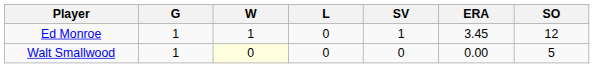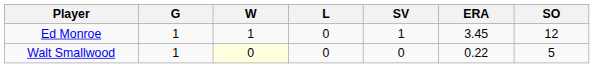(476, 53) 0.00 -> (476, 53) 0.22
